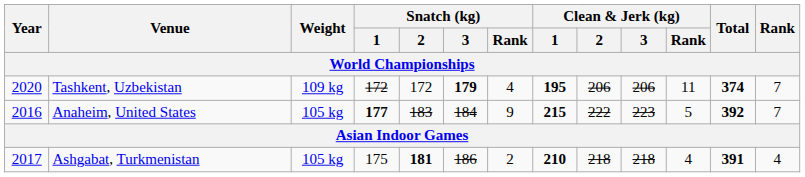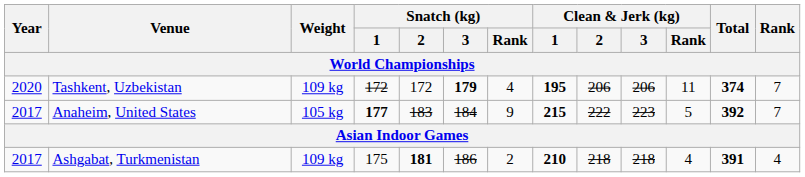(27, 111) 2016 -> (27, 111) 2017
(323, 159) 105 kg -> (323, 159) 109 kg
